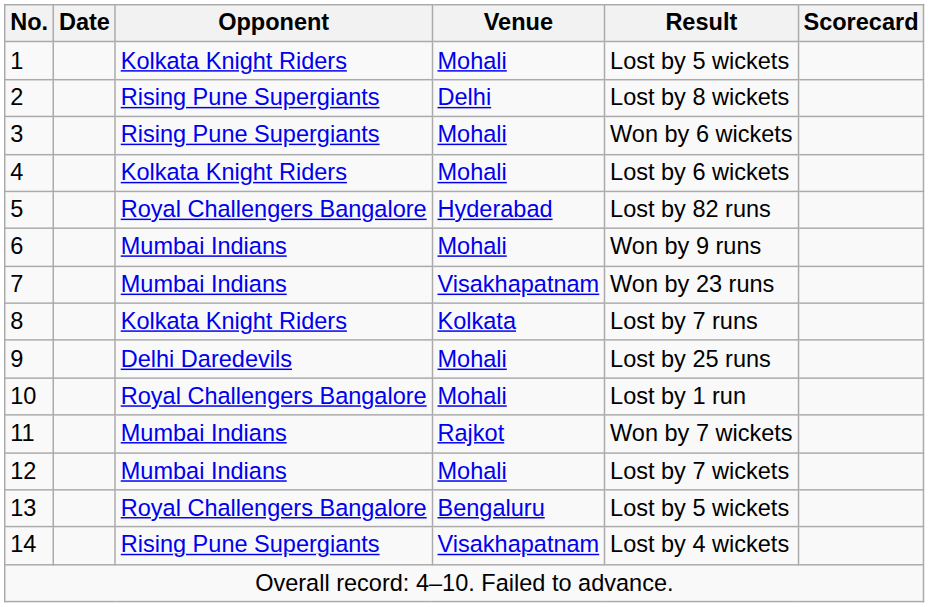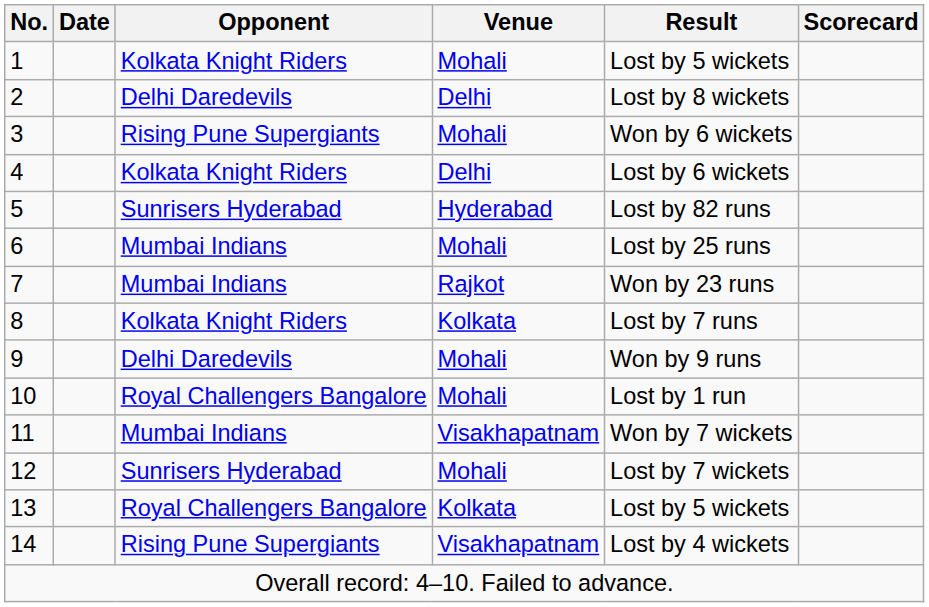(250, 97) Rising Pune Supergiants -> (206, 97) Delhi Daredevils
(472, 172) Mohali -> (464, 172) Delhi
(274, 209) Royal Challengers Bangalore -> (231, 209) Sunrisers Hyderabad
(686, 246) Won by 9 runs -> (690, 246) Lost by 25 runs
(518, 284) Visakhapatnam -> (471, 284) Rajkot
(690, 358) Lost by 25 runs -> (686, 358) Won by 9 runs
(471, 433) Rajkot -> (518, 433) Visakhapatnam
(204, 470) Mumbai Indians -> (231, 470) Sunrisers Hyderabad
(491, 508) Bengaluru -> (477, 508) Kolkata
